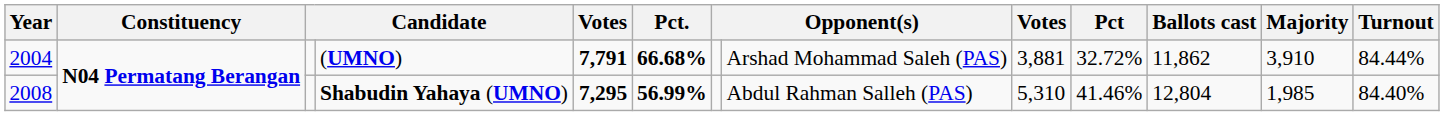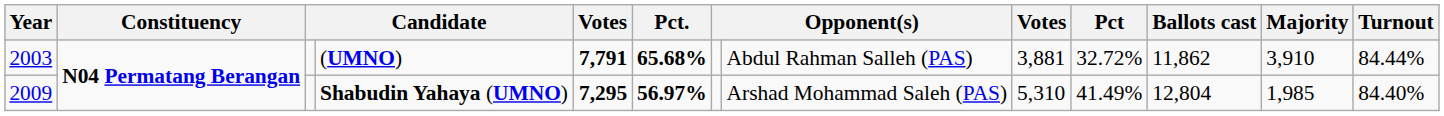(31, 57) 2004 -> (31, 57) 2003
(672, 57) 66.68% -> (672, 57) 65.68%
(867, 57) Arshad Mohammad Saleh (PAS) -> (850, 57) Abdul Rahman Salleh (PAS)
(31, 92) 2008 -> (31, 92) 2009
(672, 92) 56.99% -> (672, 92) 56.97%
(850, 92) Abdul Rahman Salleh (PAS) -> (867, 92) Arshad Mohammad Saleh (PAS)
(1109, 92) 41.46% -> (1109, 92) 41.49%
